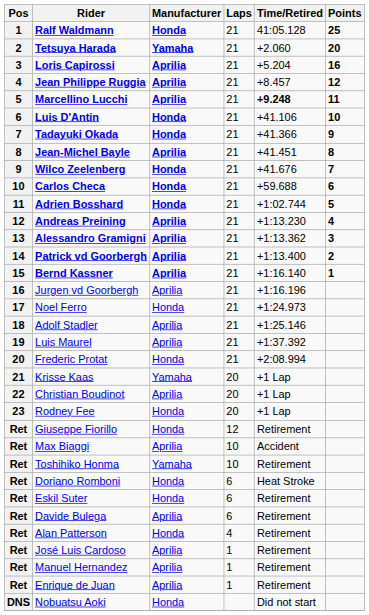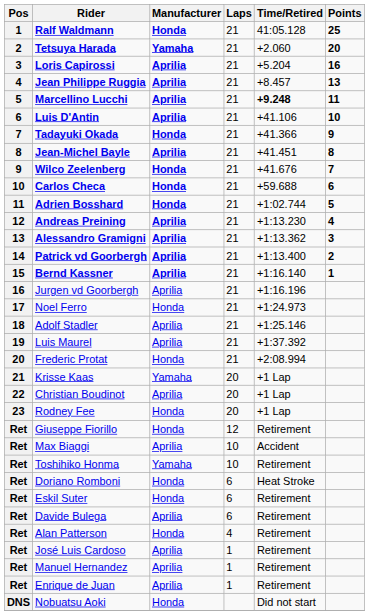(334, 83) 12 -> (334, 83) 13
(169, 117) Honda -> (169, 117) Aprilia
